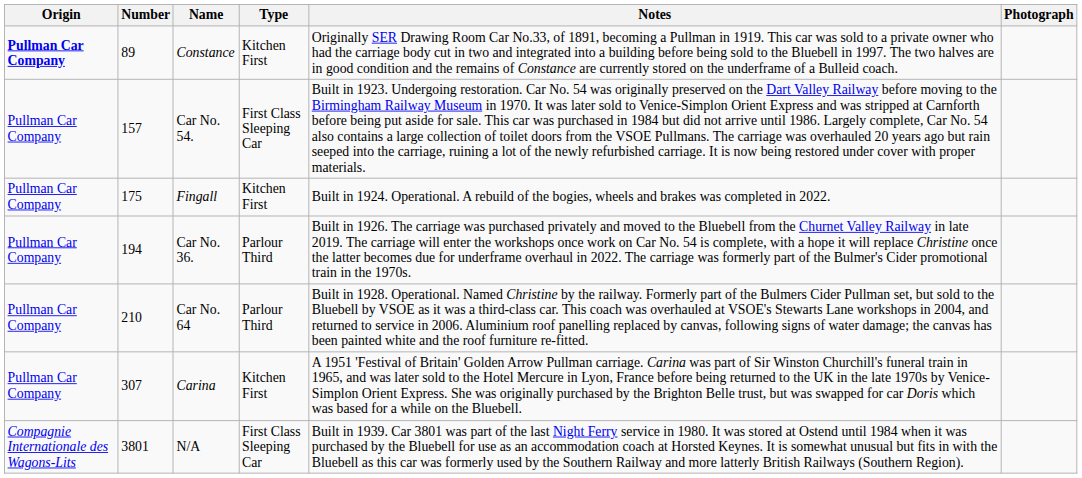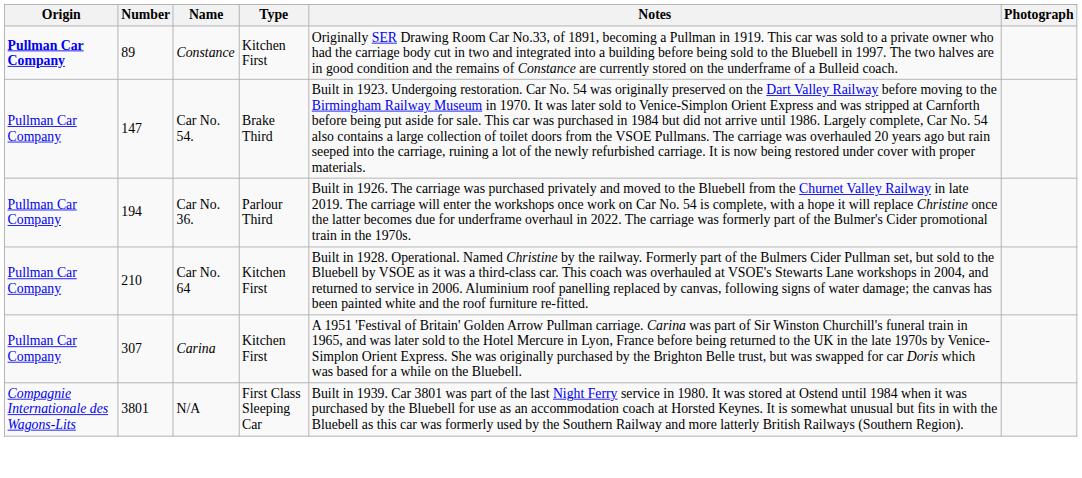(132, 128) 157 -> (132, 128) 147
(271, 128) First Class Sleeping Car -> (258, 128) Brake Third
- row: (197, 196)
(262, 318) Parlour Third -> (264, 280) Kitchen First
